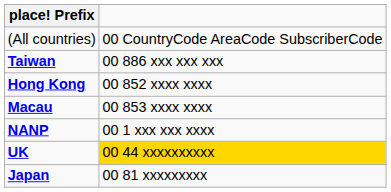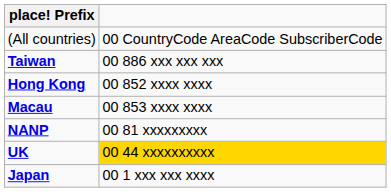(158, 130) 00 1 xxx xxx xxxx -> (155, 130) 00 81 xxxxxxxxx
(155, 175) 00 81 xxxxxxxxx -> (158, 175) 00 1 xxx xxx xxxx
